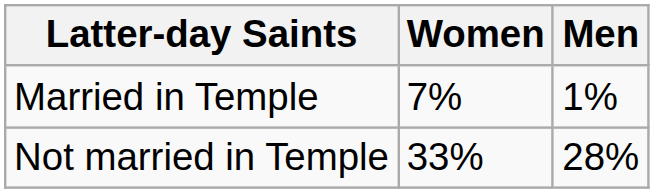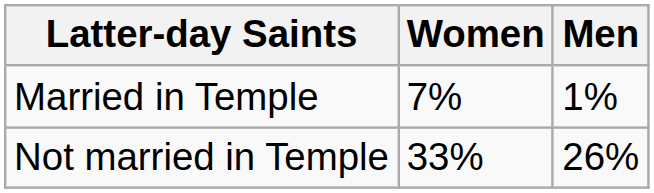(601, 156) 28% -> (601, 156) 26%
